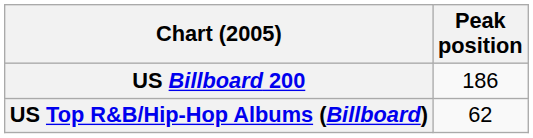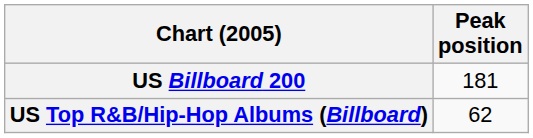(480, 80) 186 -> (480, 80) 181
